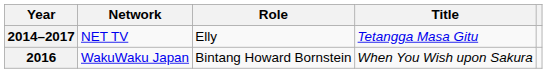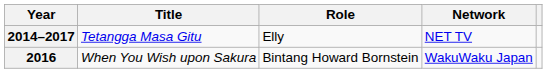columns swapped: (445, 15) <-> (135, 15)
